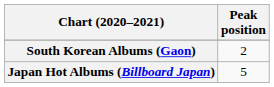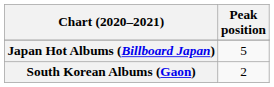rows swapped: (111, 72) <-> (111, 51)
